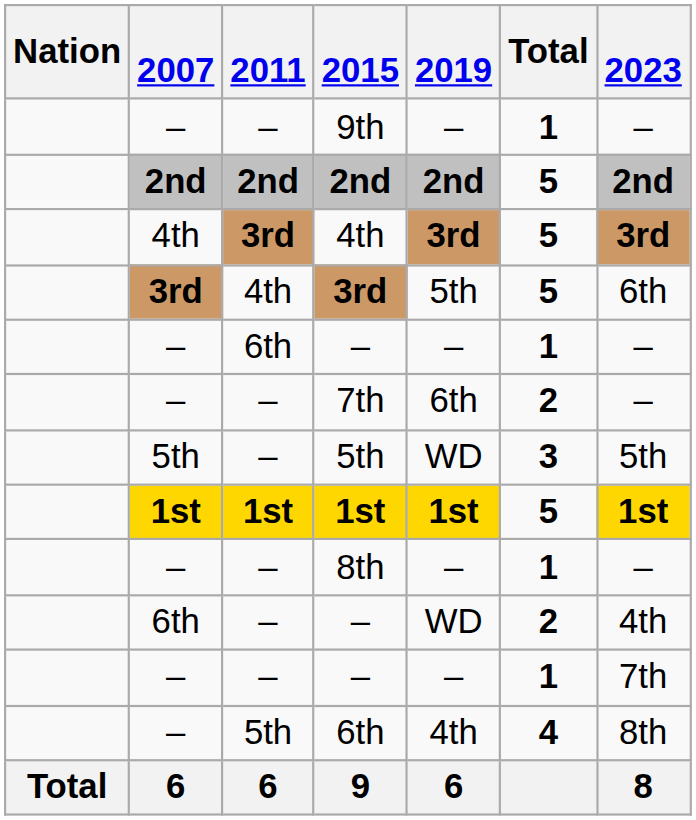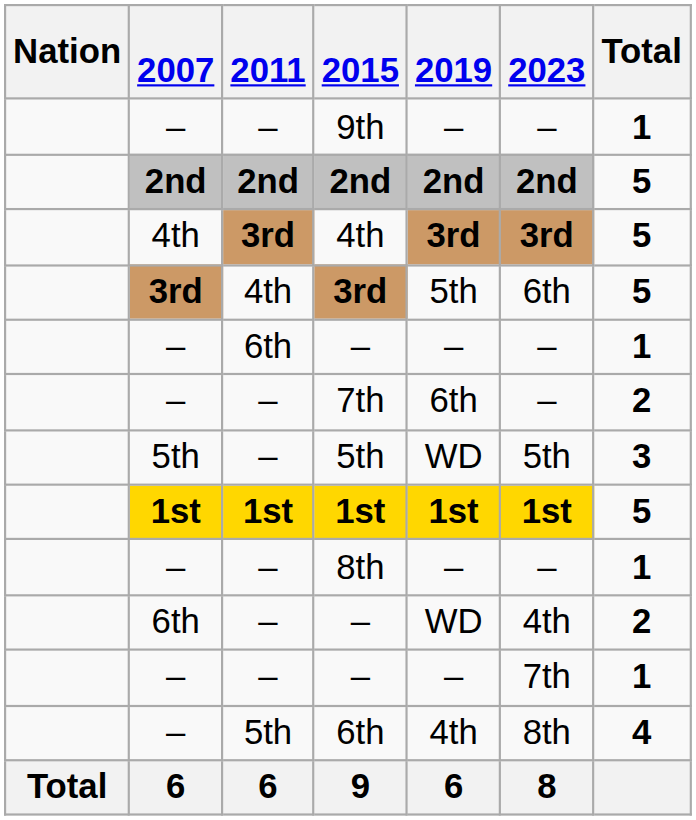columns swapped: (643, 71) <-> (548, 51)
